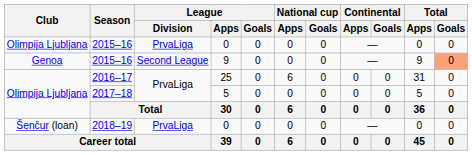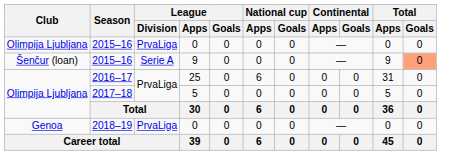(47, 61) Genoa -> (47, 61) Šenčur (loan)
(173, 61) Second League -> (157, 61) Serie A
(47, 126) Šenčur (loan) -> (47, 126) Genoa
